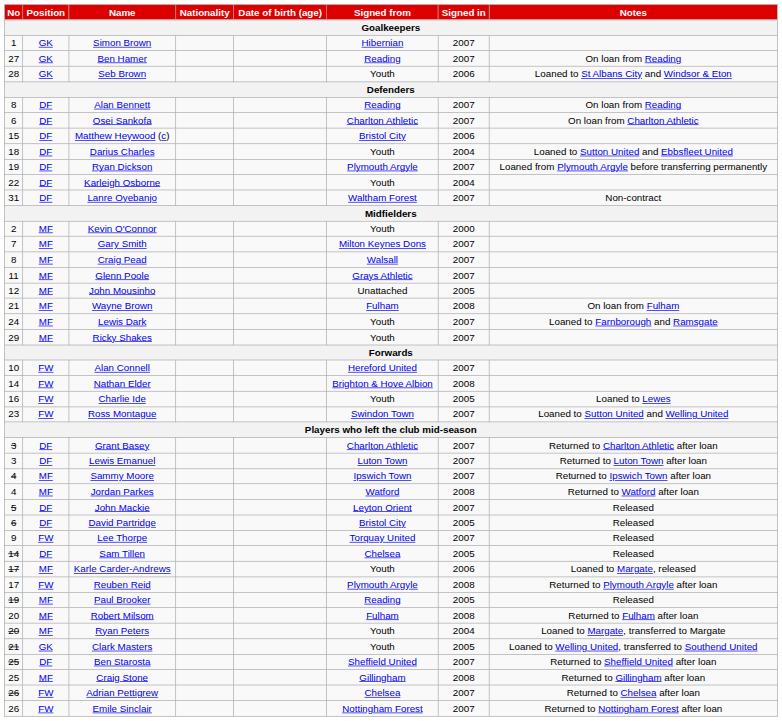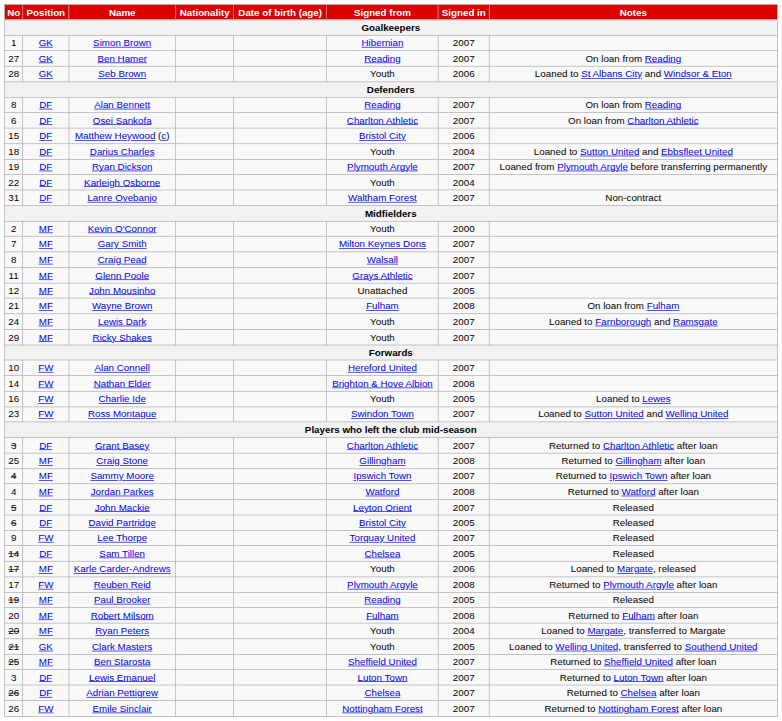rows swapped: (122, 461) <-> (122, 678)
(46, 662) DF -> (46, 662) MF
(46, 693) FW -> (46, 693) DF
